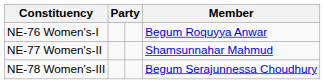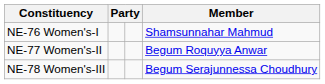(206, 32) Begum Roquyya Anwar -> (209, 32) Shamsunnahar Mahmud
(209, 50) Shamsunnahar Mahmud -> (206, 50) Begum Roquyya Anwar
